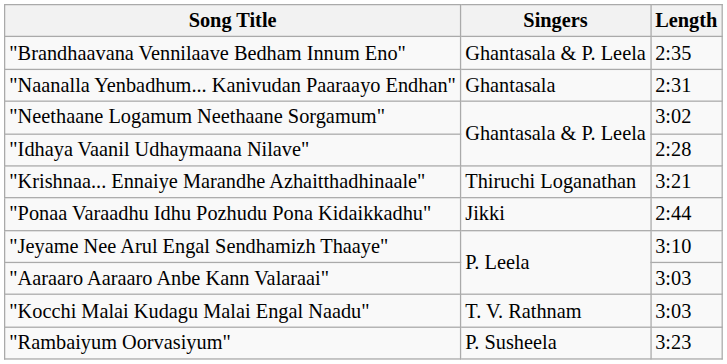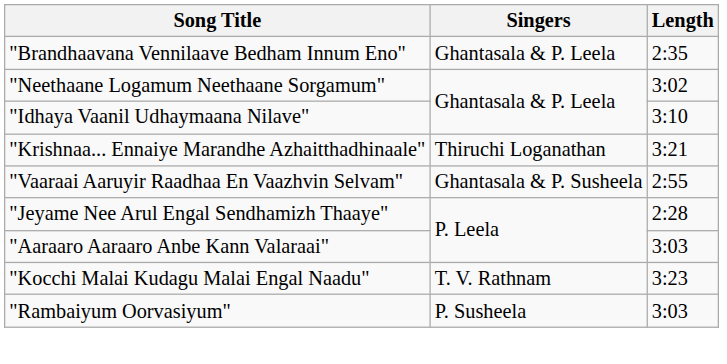- row: (233, 85)
(673, 149) 2:28 -> (670, 117) 3:10
- row: (220, 213)
+ row: (206, 181)
(673, 246) 3:10 -> (670, 213) 2:28
(673, 310) 3:03 -> (670, 278) 3:23
(673, 342) 3:23 -> (670, 310) 3:03
